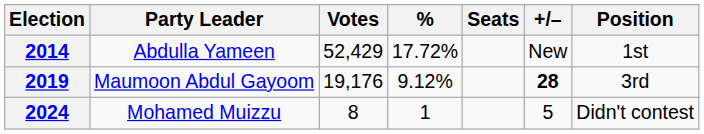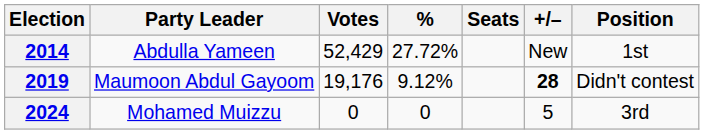(425, 50) 17.72% -> (425, 50) 27.72%
(635, 81) 3rd -> (635, 81) Didn't contest
(353, 112) 8 -> (353, 112) 0
(425, 112) 1 -> (425, 112) 0
(635, 112) Didn't contest -> (635, 112) 3rd
